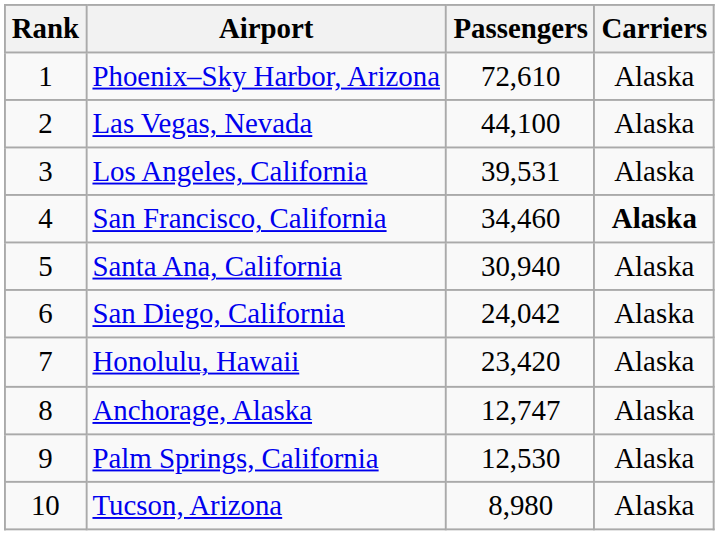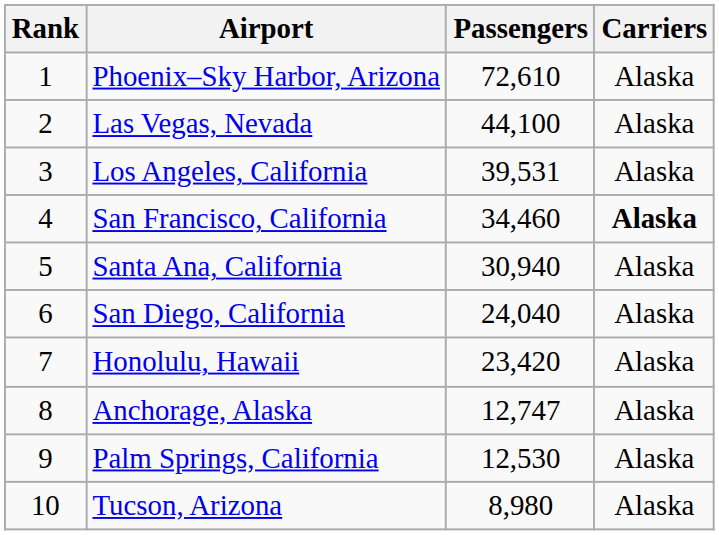(521, 314) 24,042 -> (521, 314) 24,040
